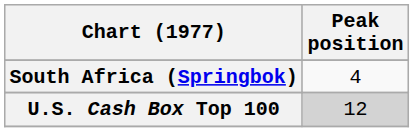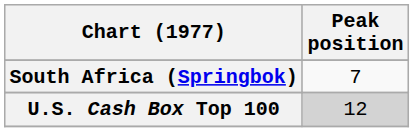(355, 77) 4 -> (355, 77) 7
